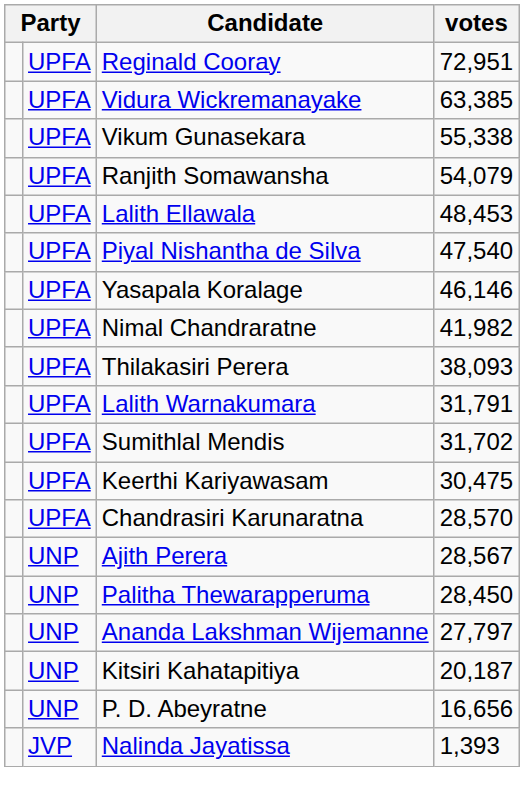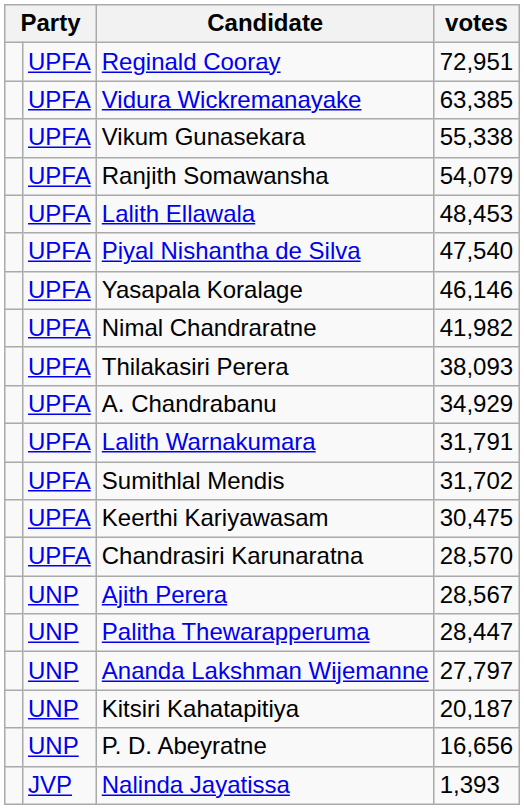+ row: (189, 404)
(476, 594) 28,450 -> (476, 632) 28,447
